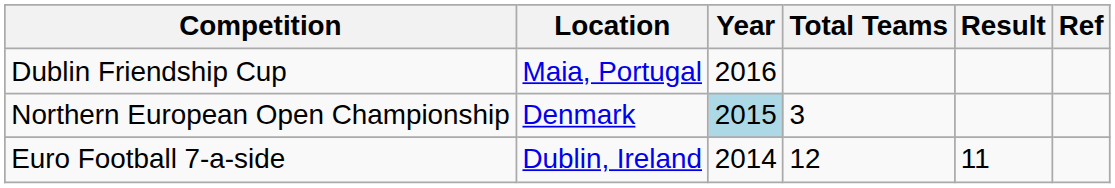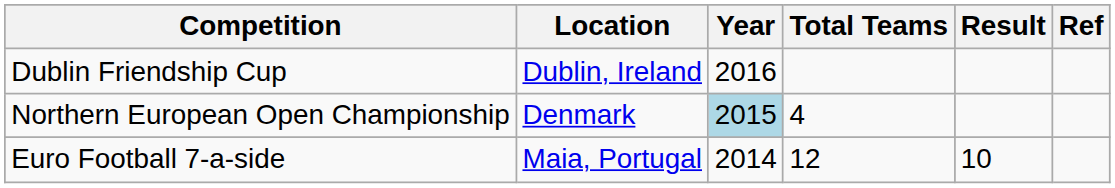(612, 70) Maia, Portugal -> (612, 70) Dublin, Ireland
(797, 114) 3 -> (797, 114) 4
(612, 159) Dublin, Ireland -> (612, 159) Maia, Portugal
(975, 159) 11 -> (976, 159) 10
